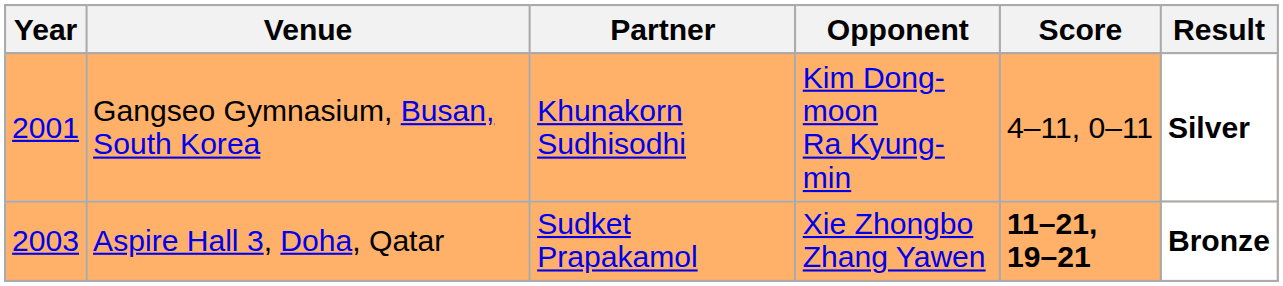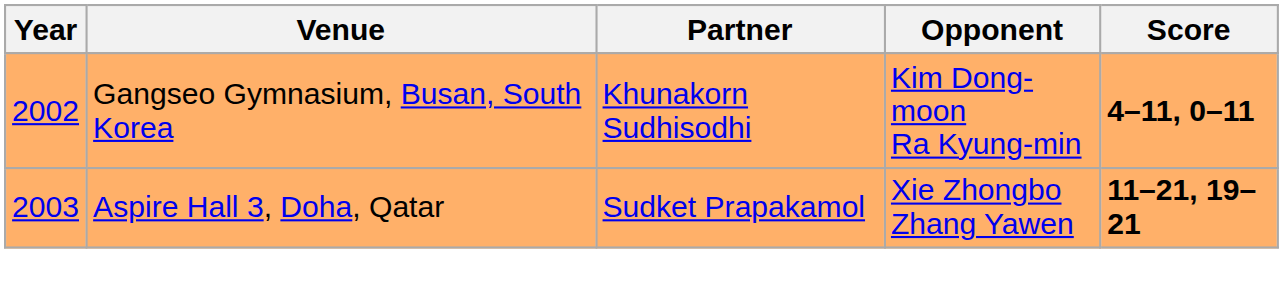- column: (1219, 29)
(46, 127) 2001 -> (46, 110) 2002
(1080, 127) normal -> (1181, 110) bold
